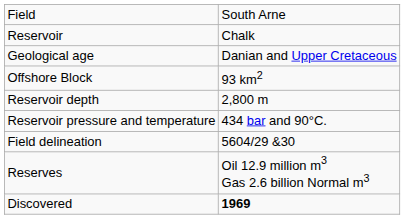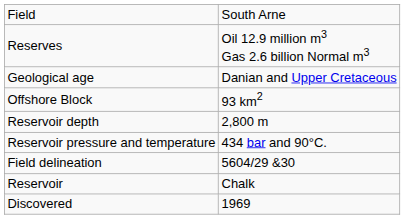rows swapped: (35, 35) <-> (35, 172)
(236, 204) bold -> (236, 204) normal
